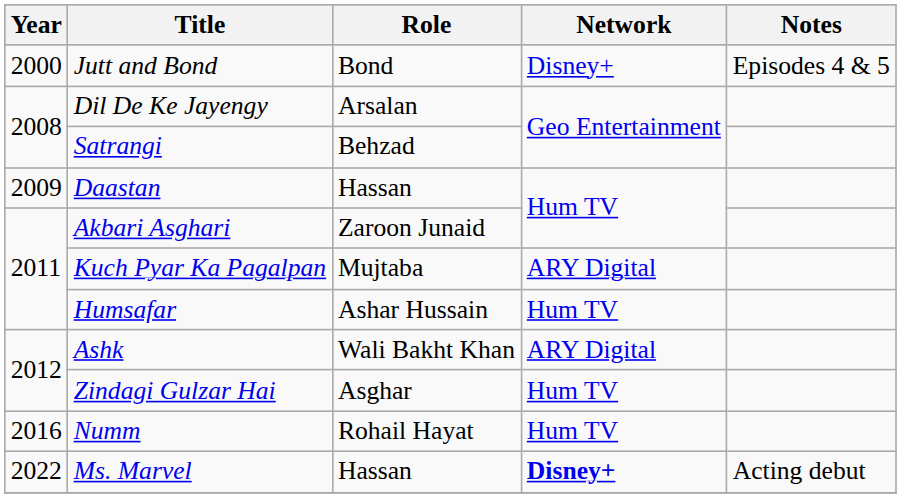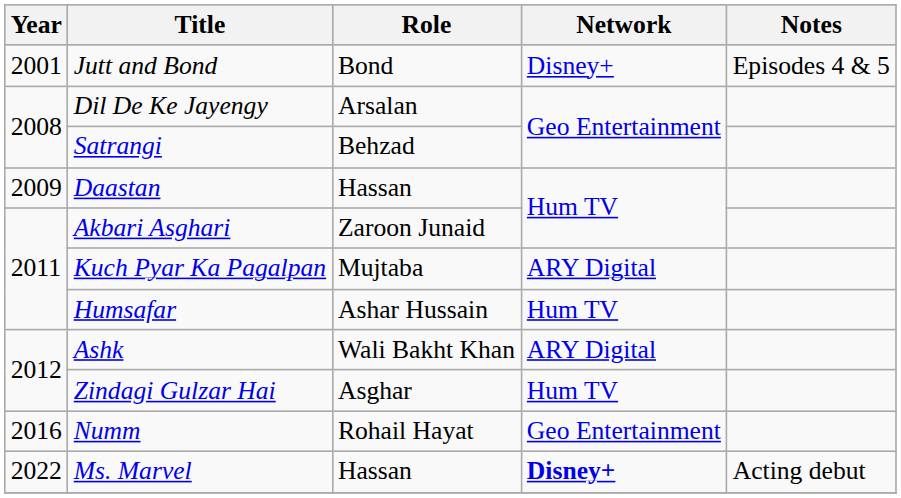(36, 65) 2000 -> (36, 65) 2001
(572, 430) Hum TV -> (624, 430) Geo Entertainment
